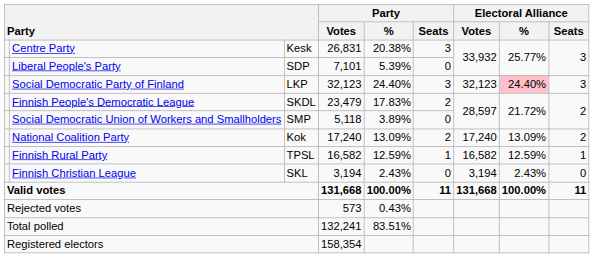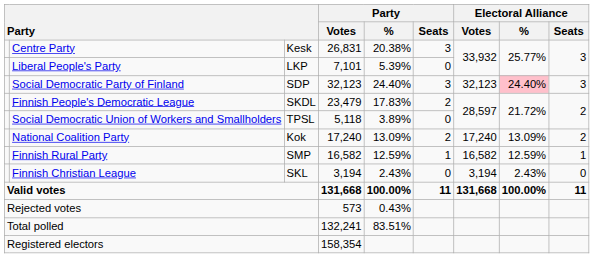(298, 66) SDP -> (297, 66) LKP
(297, 84) LKP -> (298, 84) SDP
(299, 119) SMP -> (301, 119) TPSL
(301, 155) TPSL -> (299, 155) SMP
